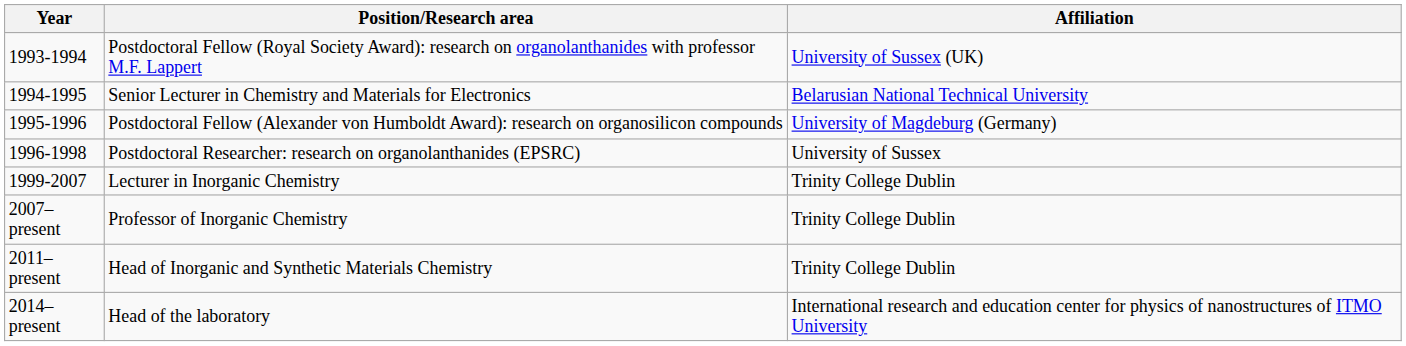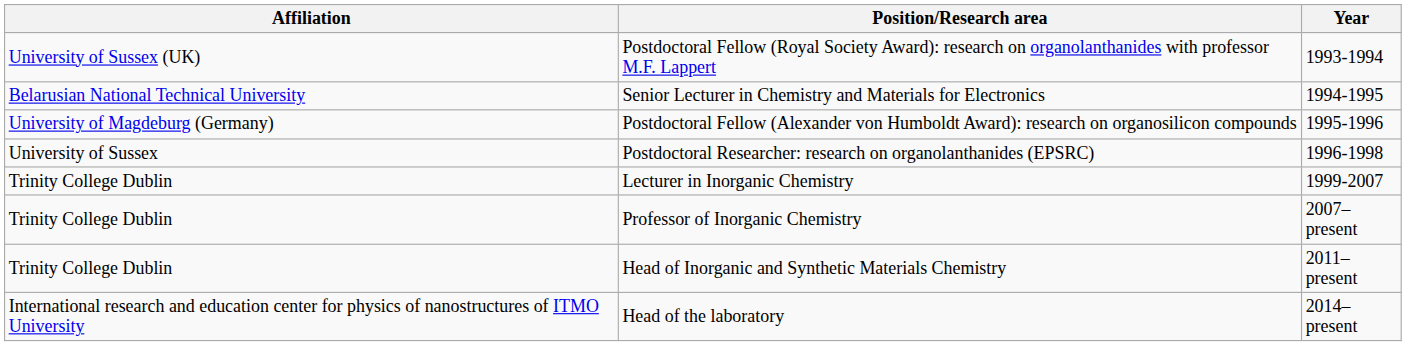columns swapped: (54, 18) <-> (1094, 18)
